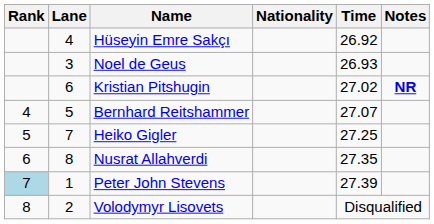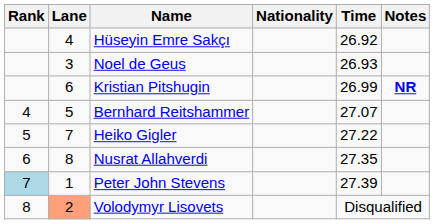(359, 87) 27.02 -> (359, 87) 26.99
(359, 135) 27.25 -> (359, 135) 27.22
(69, 207) no background -> (69, 207) lightsalmon background
